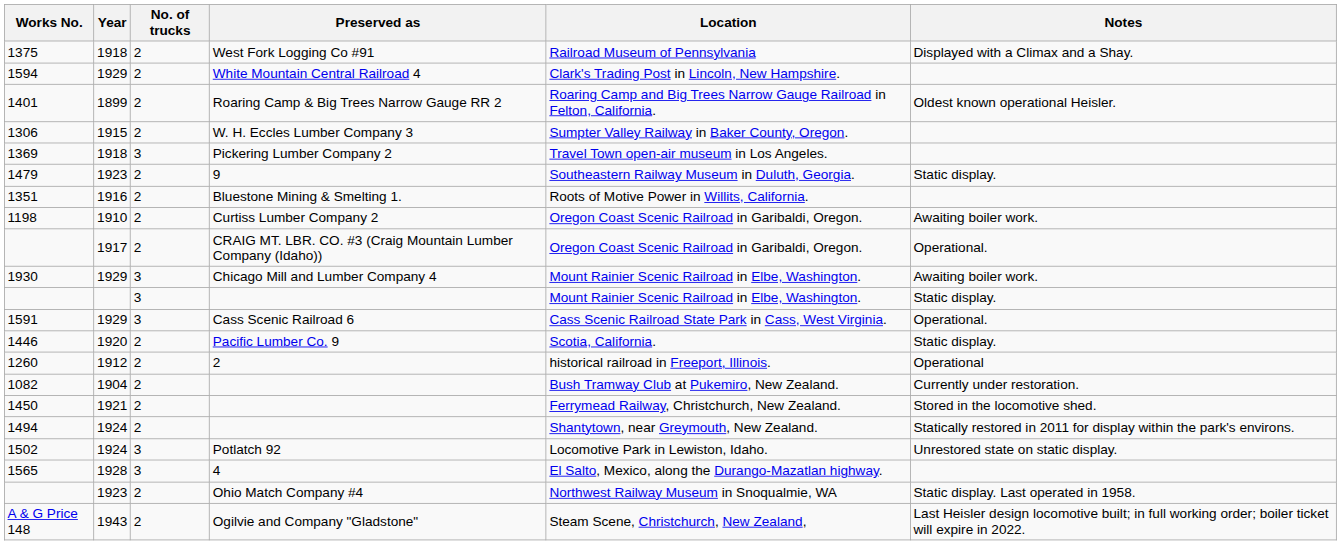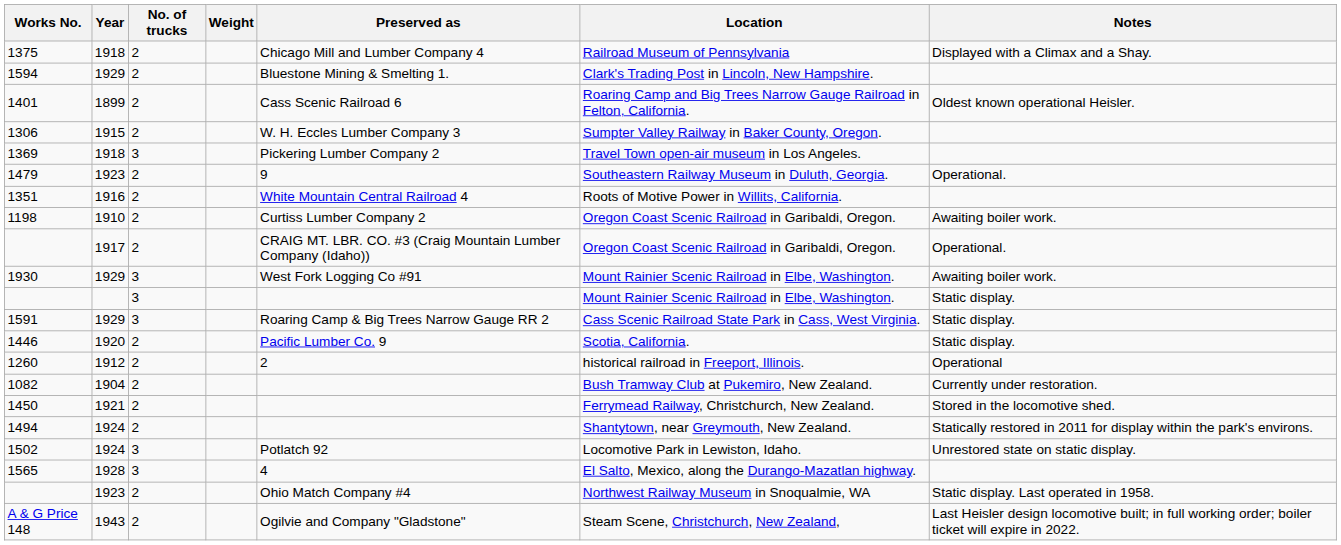+ column: (231, 22)
(294, 52) West Fork Logging Co #91 -> (372, 52) Chicago Mill and Lumber Company 4
(317, 73) White Mountain Central Railroad 4 -> (355, 73) Bluestone Mining & Smelting 1.
(357, 102) Roaring Camp & Big Trees Narrow Gauge RR 2 -> (331, 102) Cass Scenic Railroad 6
(955, 175) Static display. -> (969, 175) Operational.
(307, 196) Bluestone Mining & Smelting 1. -> (364, 196) White Mountain Central Railroad 4
(325, 276) Chicago Mill and Lumber Company 4 -> (341, 276) West Fork Logging Co #91
(283, 320) Cass Scenic Railroad 6 -> (404, 320) Roaring Camp & Big Trees Narrow Gauge RR 2
(951, 320) Operational. -> (974, 320) Static display.
